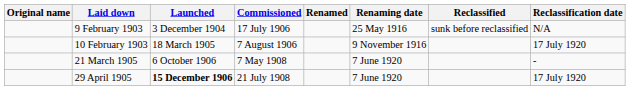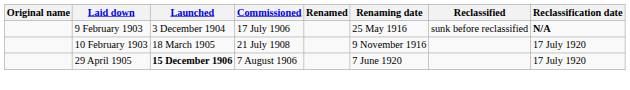(542, 28) normal -> (542, 28) bold
(267, 45) 7 August 1906 -> (264, 45) 21 July 1908
- row: (106, 61)
(264, 77) 21 July 1908 -> (267, 61) 7 August 1906
